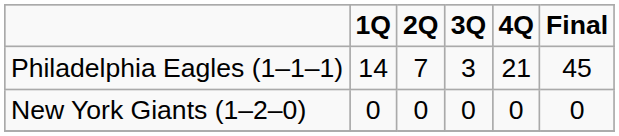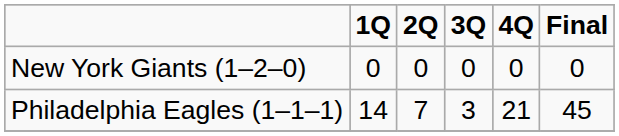rows swapped: (159, 109) <-> (177, 67)
